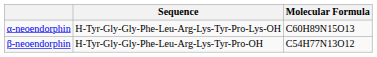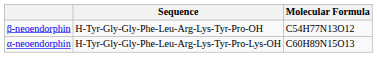rows swapped: (39, 28) <-> (39, 44)
